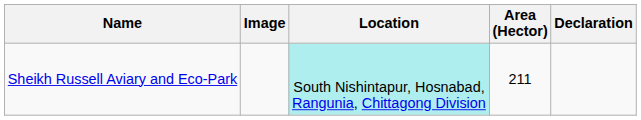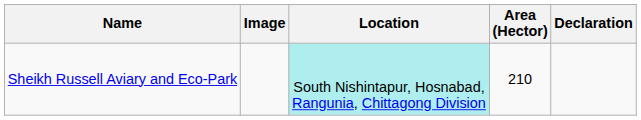(520, 79) 211 -> (520, 79) 210
